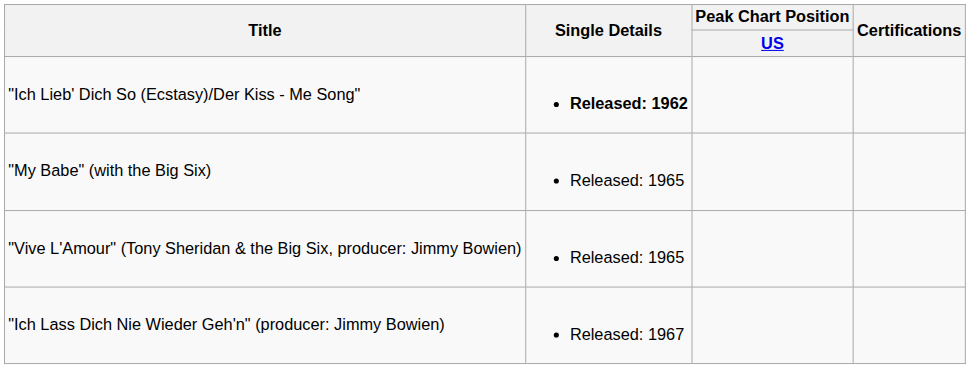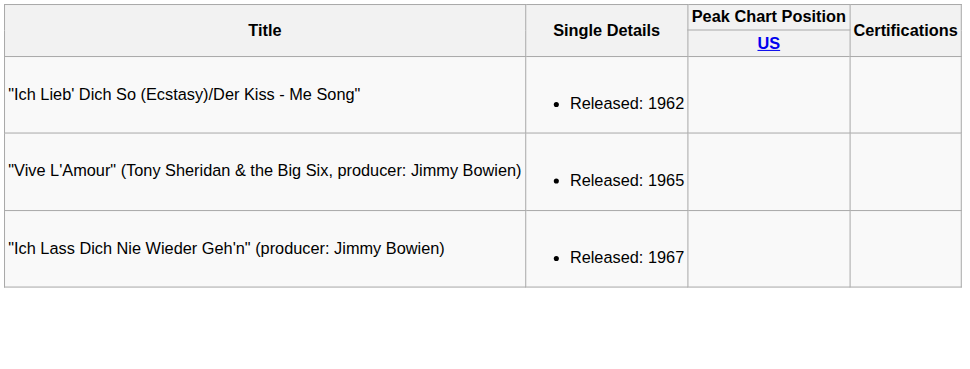(608, 104) bold -> (607, 104) normal
- row: (110, 171)
